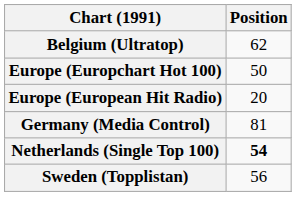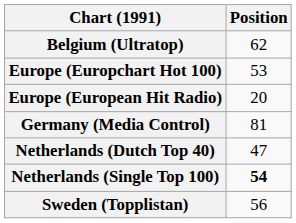(259, 71) 50 -> (259, 71) 53
+ row: (115, 151)
